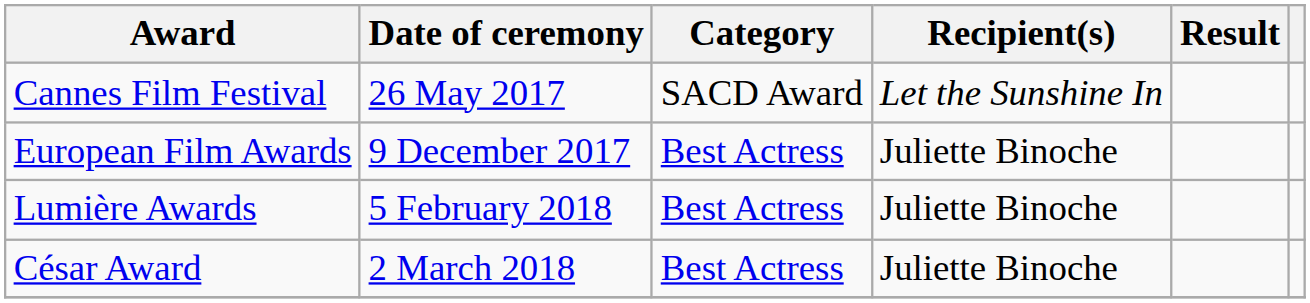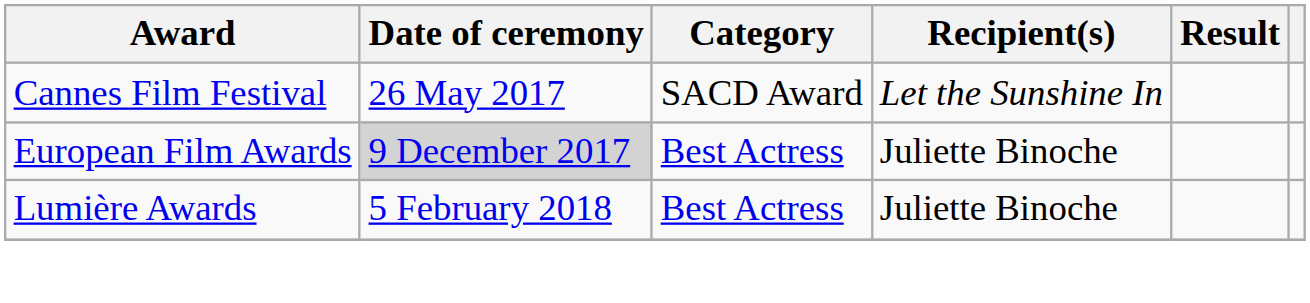(499, 150) no background -> (499, 150) lightgrey background
- row: (107, 267)
